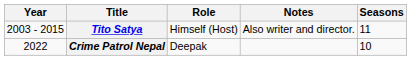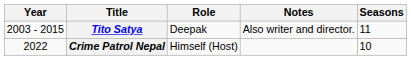(204, 30) Himself (Host) -> (188, 30) Deepak
(188, 47) Deepak -> (204, 47) Himself (Host)
